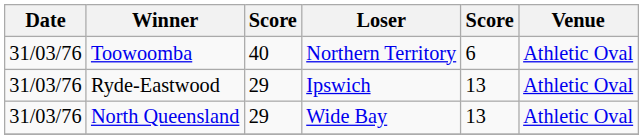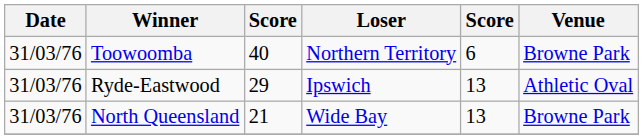(578, 52) Athletic Oval -> (576, 52) Browne Park
(259, 117) 29 -> (259, 117) 21
(578, 117) Athletic Oval -> (576, 117) Browne Park
